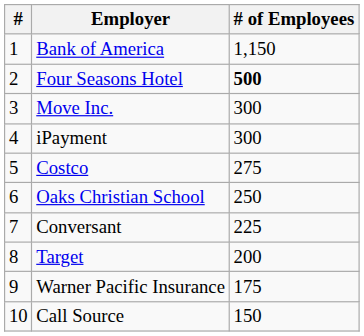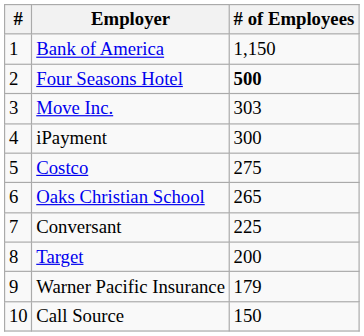(248, 108) 300 -> (248, 108) 303
(248, 197) 250 -> (248, 197) 265
(248, 286) 175 -> (248, 286) 179
